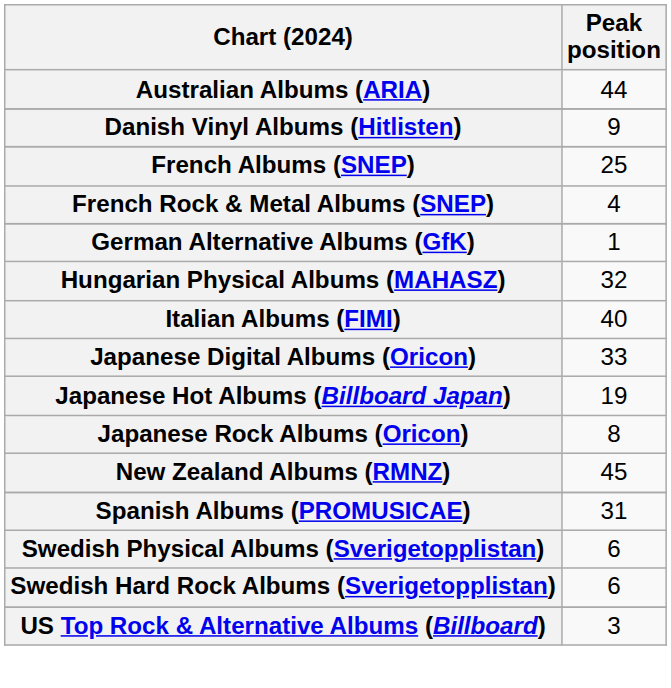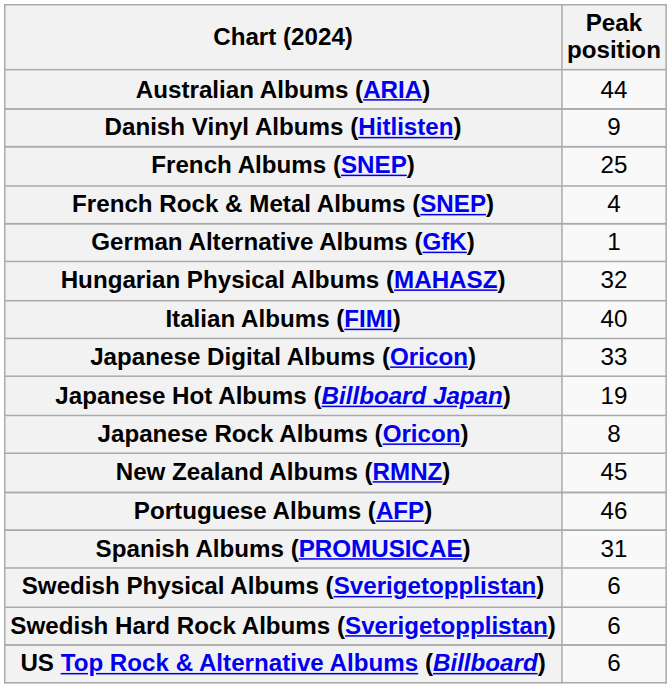+ row: (283, 510)
(614, 625) 3 -> (614, 663) 6
